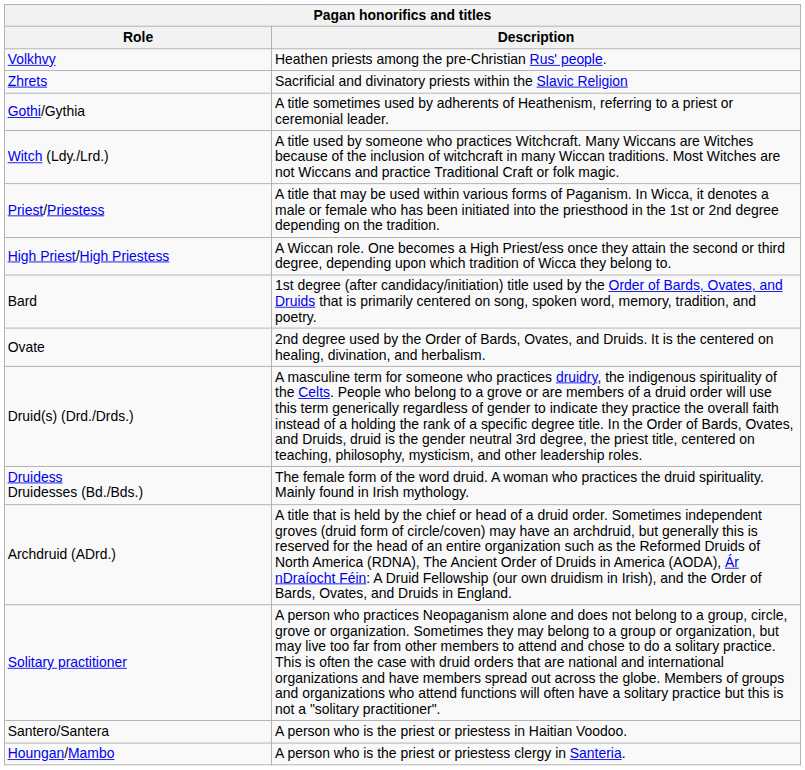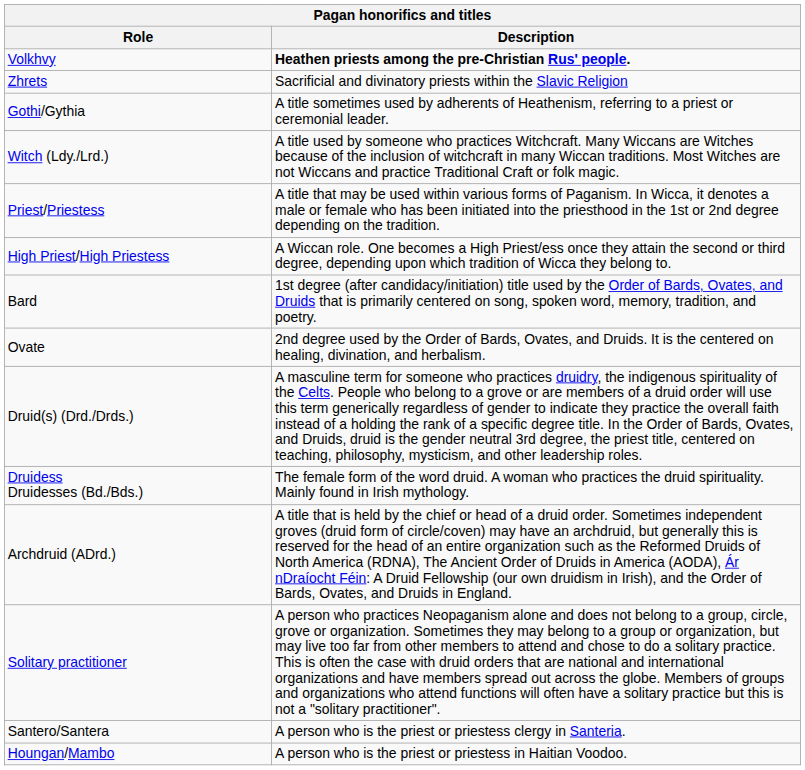(441, 59) normal -> (453, 59) bold
(451, 731) A person who is the priest or priestess in Haitian Voodoo. -> (450, 731) A person who is the priest or priestess clergy in Santeria.
(450, 753) A person who is the priest or priestess clergy in Santeria. -> (451, 753) A person who is the priest or priestess in Haitian Voodoo.
